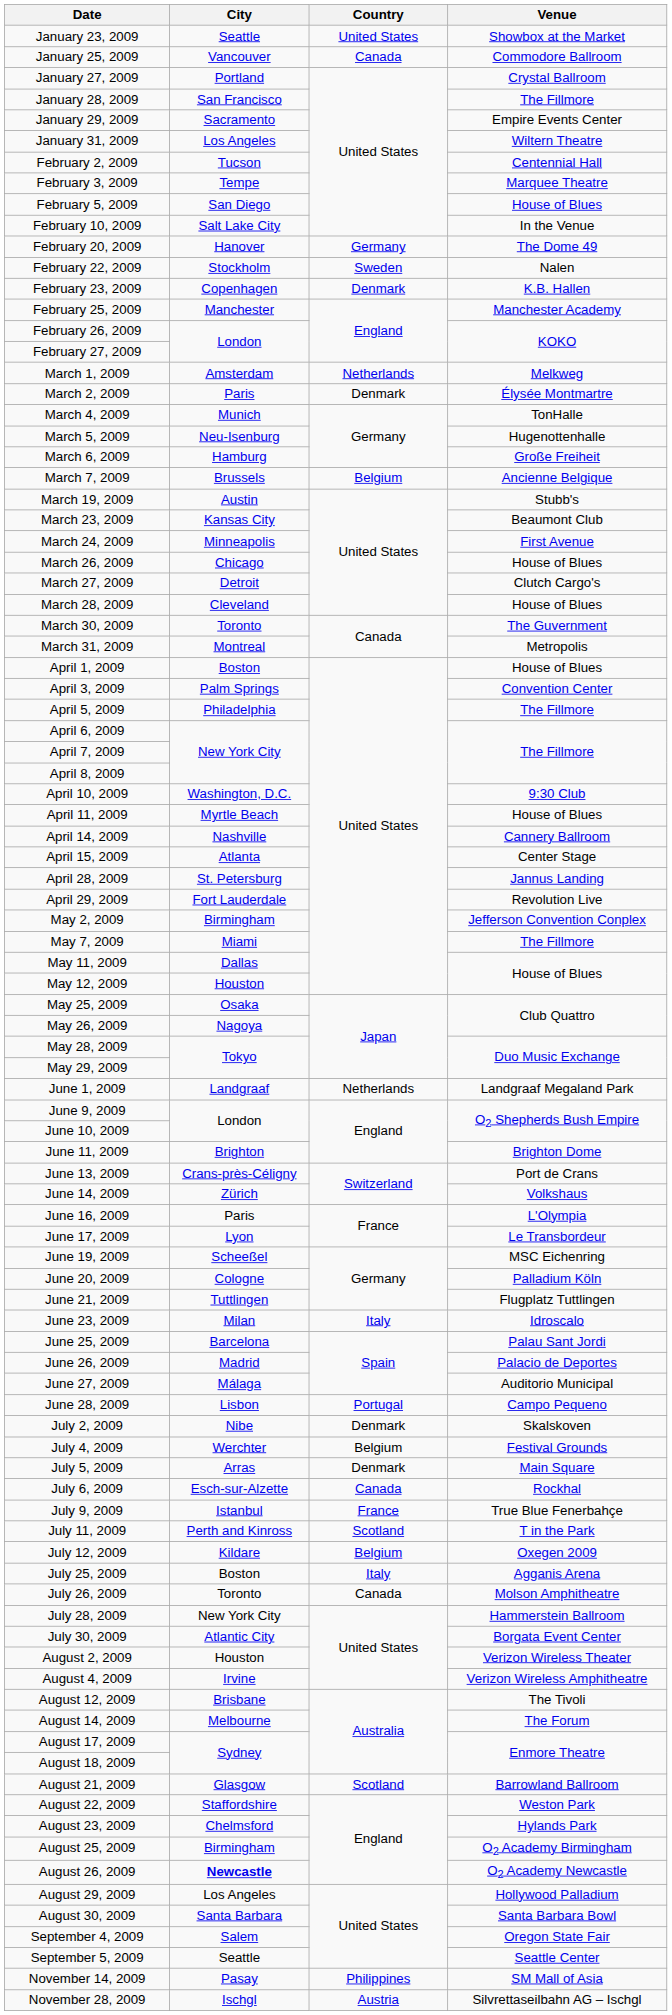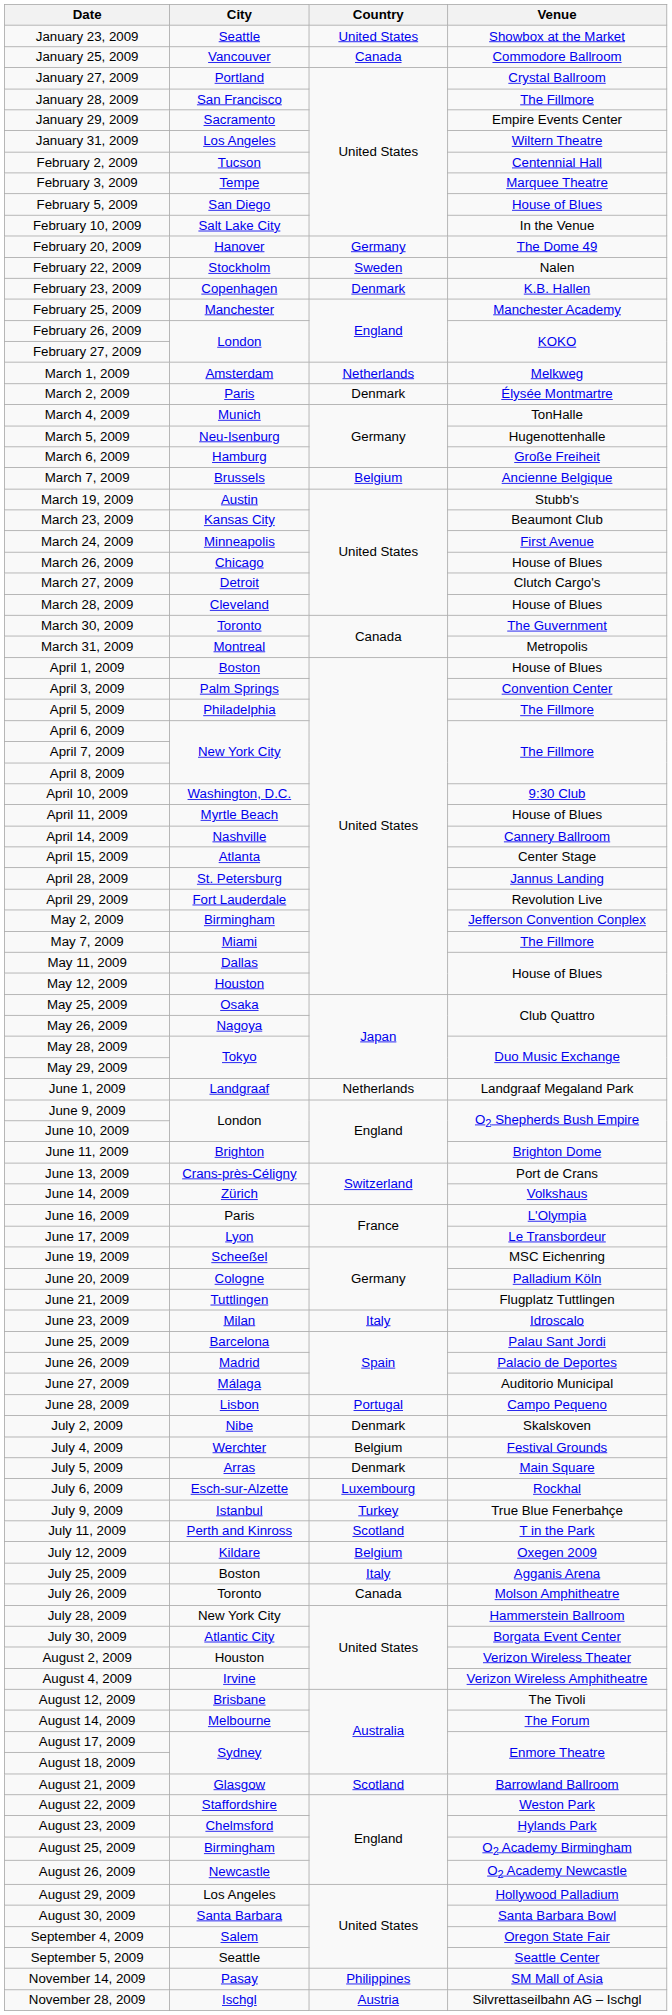(378, 1489) Canada -> (378, 1489) Luxembourg
(378, 1510) France -> (378, 1510) Turkey
(239, 1872) bold -> (239, 1872) normal
